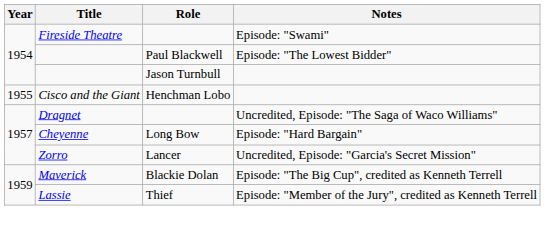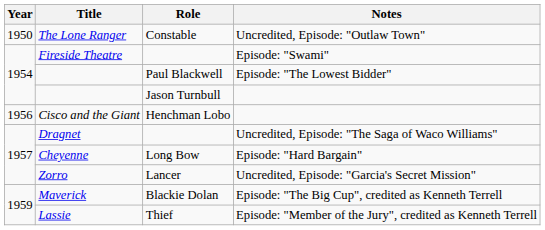+ row: (82, 34)
(20, 94) 1955 -> (20, 114) 1956
